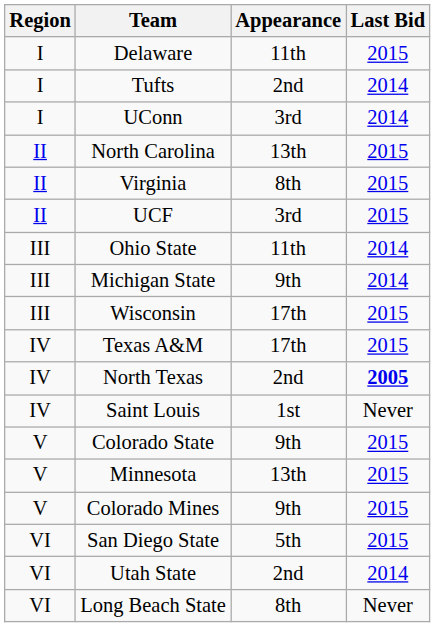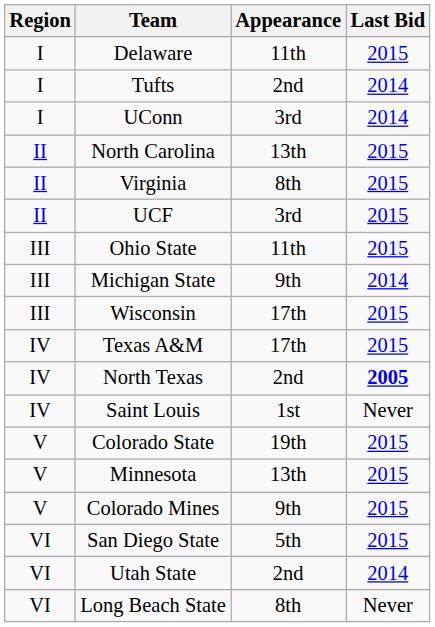(388, 248) 2014 -> (388, 248) 2015
(288, 442) 9th -> (288, 442) 19th
